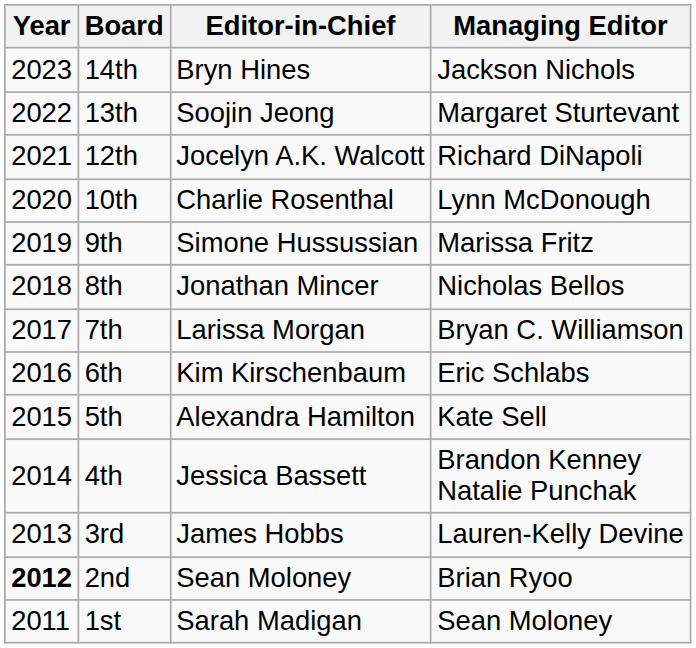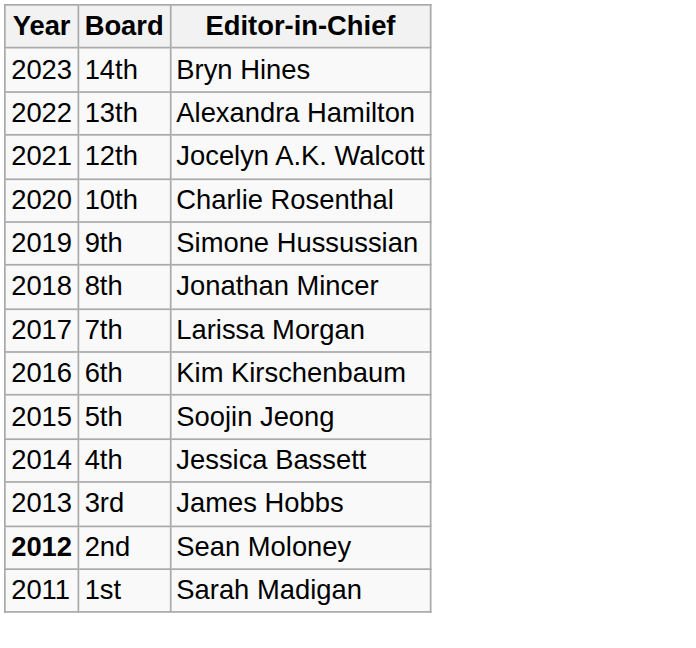- column: (560, 26)
(255, 112) Soojin Jeong -> (296, 112) Alexandra Hamilton
(296, 416) Alexandra Hamilton -> (255, 416) Soojin Jeong
